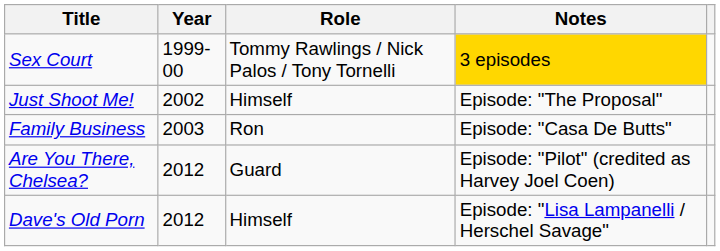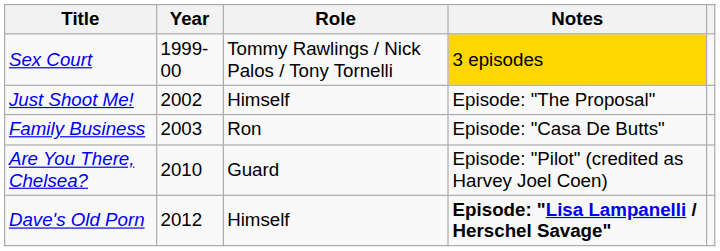(183, 169) 2012 -> (181, 169) 2010
(572, 220) normal -> (575, 220) bold
